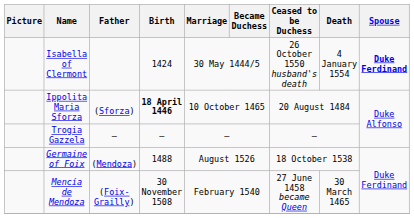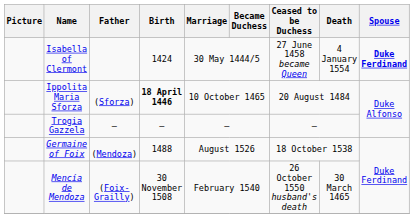(294, 64) 26 October 1550 husband's death -> (294, 59) 27 June 1458 became Queen
(294, 192) 27 June 1458 became Queen -> (294, 187) 26 October 1550 husband's death
